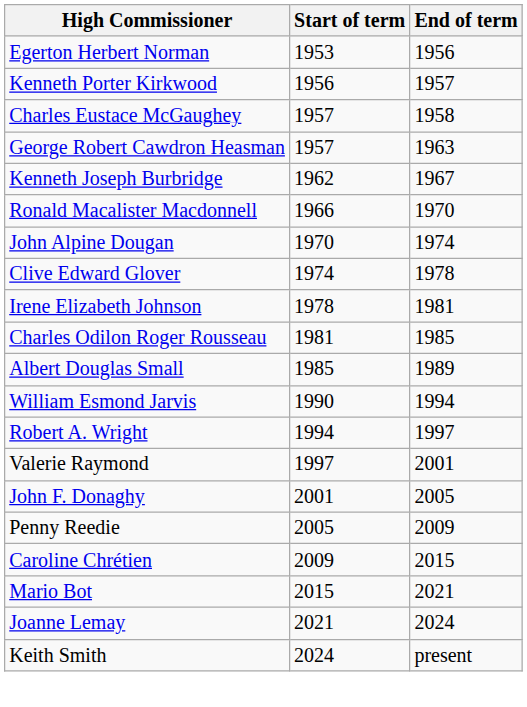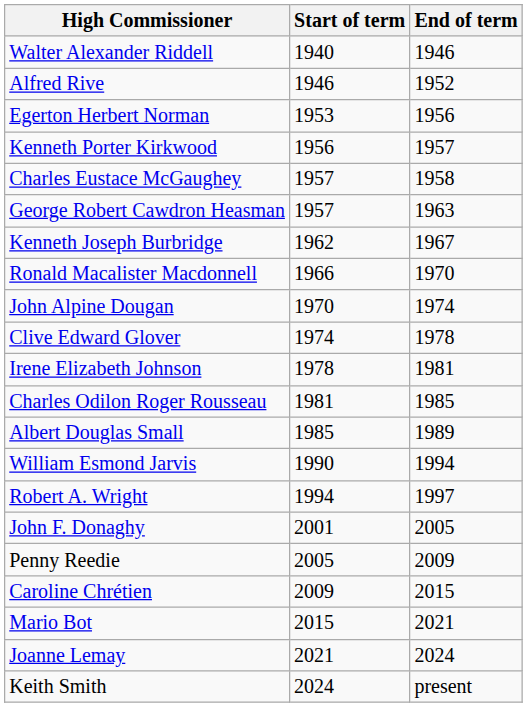+ row: (111, 52)
+ row: (57, 83)
- row: (79, 464)
